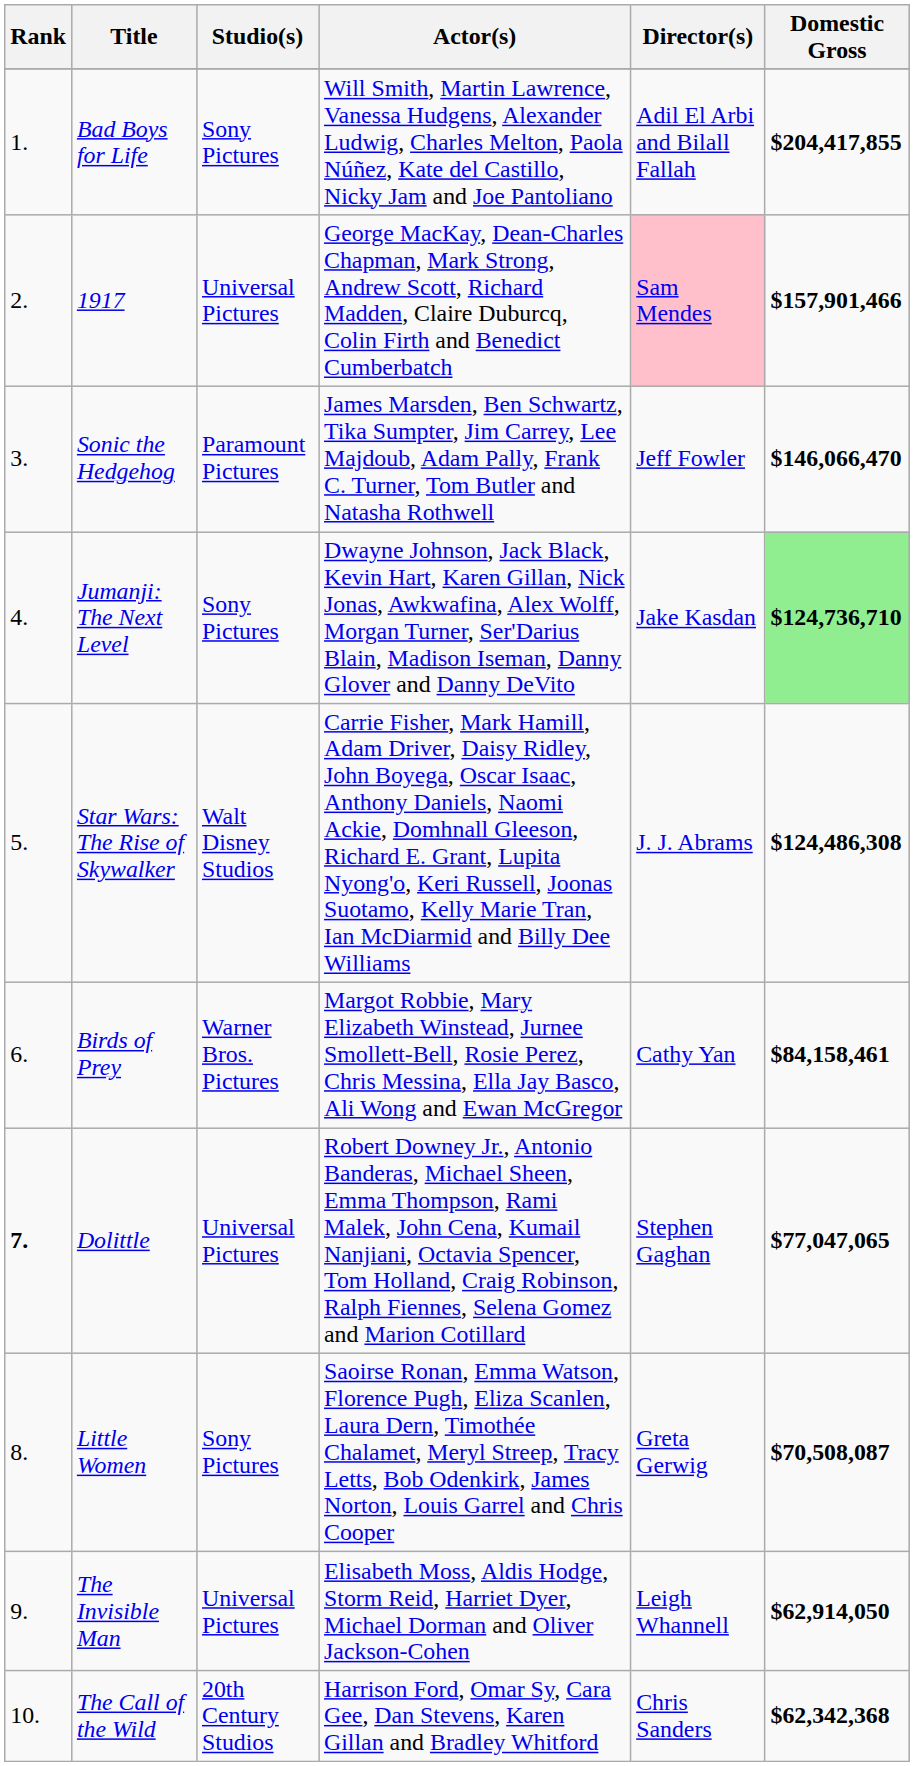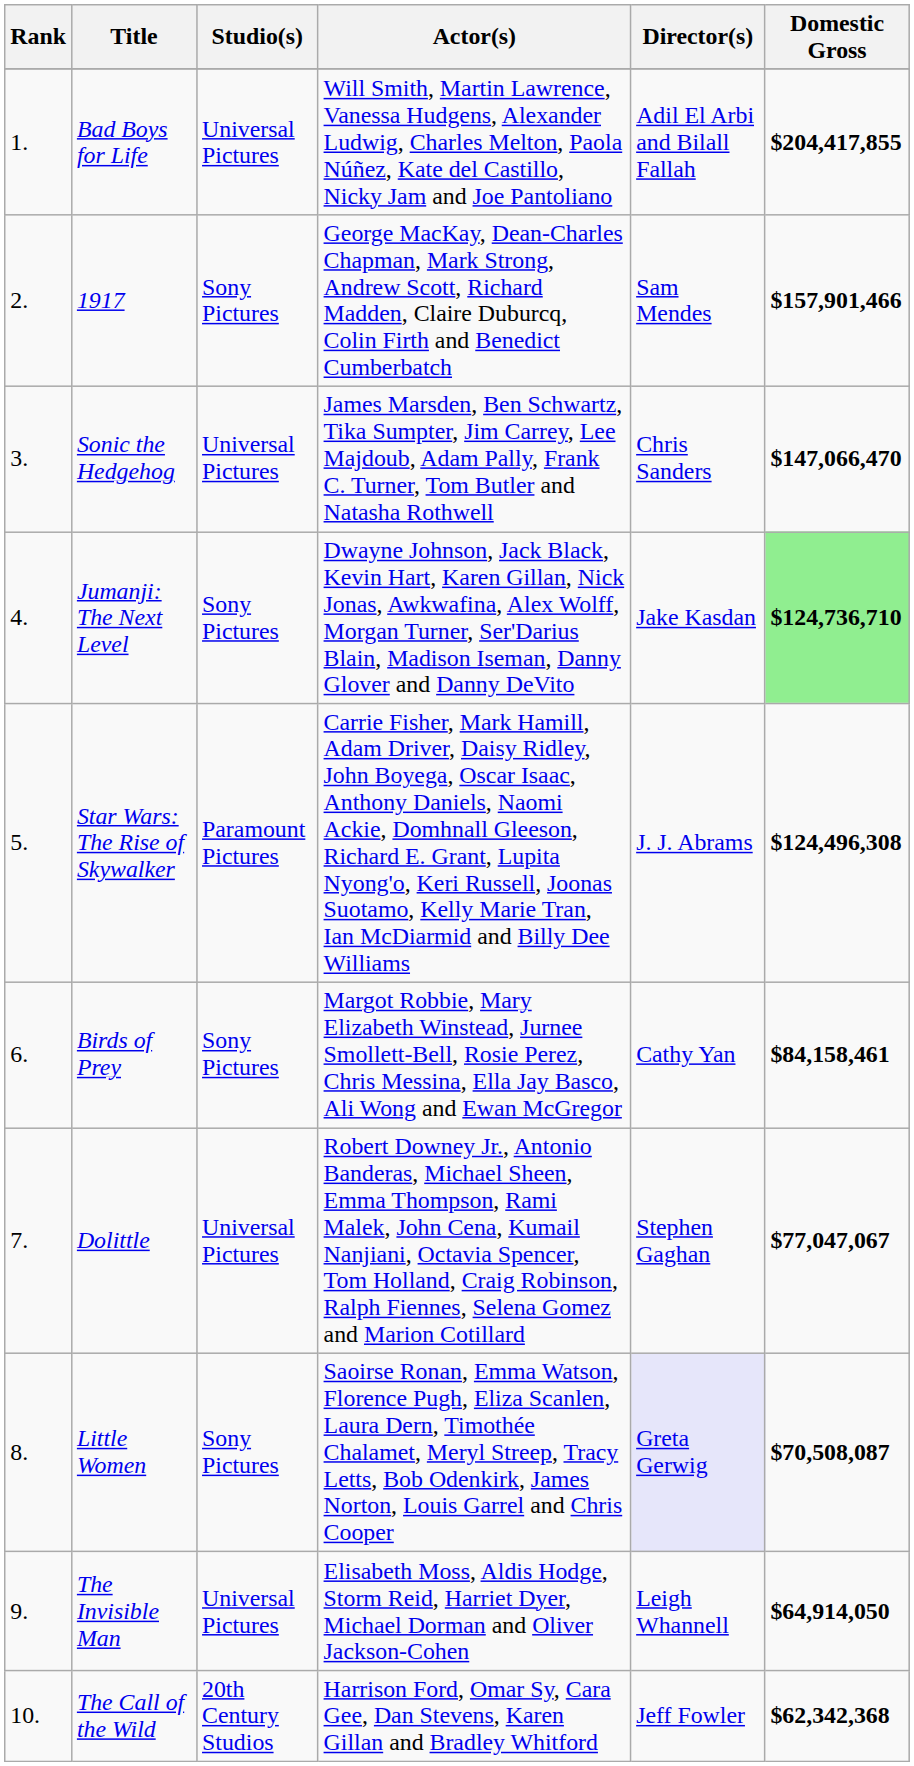(240, 141) Sony Pictures -> (248, 141) Universal Pictures
(248, 300) Universal Pictures -> (240, 300) Sony Pictures
(674, 300) pink background -> (674, 300) no background
(254, 458) Paramount Pictures -> (248, 458) Universal Pictures
(691, 458) Jeff Fowler -> (674, 458) Chris Sanders
(836, 458) $146,066,470 -> (836, 458) $147,066,470
(238, 842) Walt Disney Studios -> (254, 842) Paramount Pictures
(836, 842) $124,486,308 -> (836, 842) $124,496,308
(240, 1054) Warner Bros. Pictures -> (240, 1054) Sony Pictures
(19, 1240) bold -> (19, 1240) normal
(830, 1240) $77,047,065 -> (830, 1240) $77,047,067
(672, 1452) no background -> (672, 1452) lavender background
(830, 1610) $62,914,050 -> (830, 1610) $64,914,050
(674, 1715) Chris Sanders -> (691, 1715) Jeff Fowler
